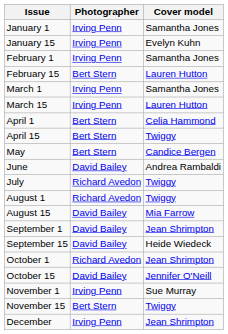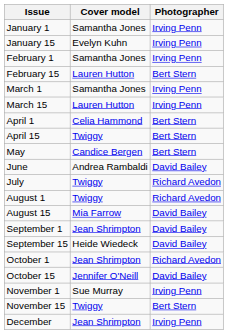columns swapped: (183, 12) <-> (107, 12)
